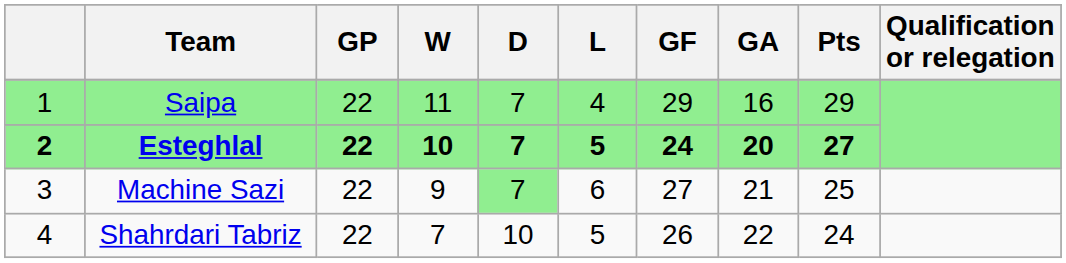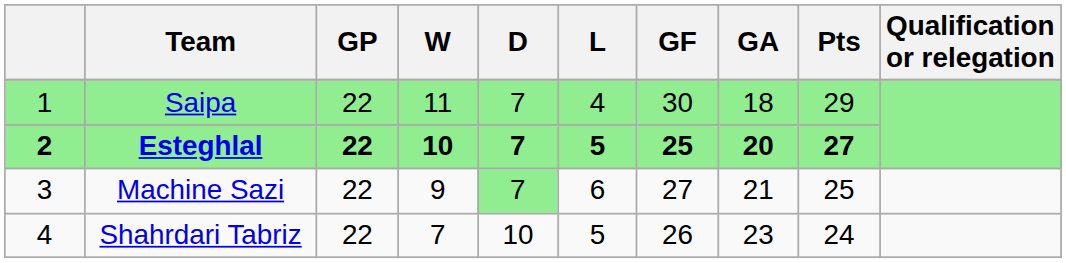(678, 102) 29 -> (678, 102) 30
(758, 102) 16 -> (758, 102) 18
(678, 146) 24 -> (678, 146) 25
(758, 234) 22 -> (758, 234) 23
